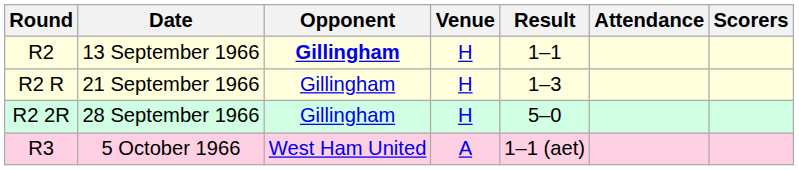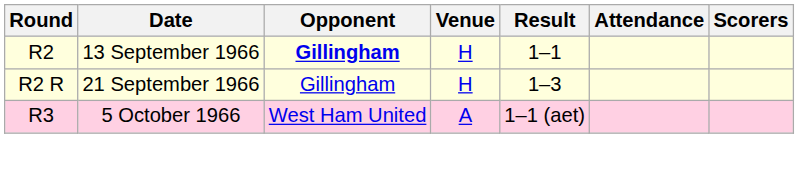- row: (41, 116)
